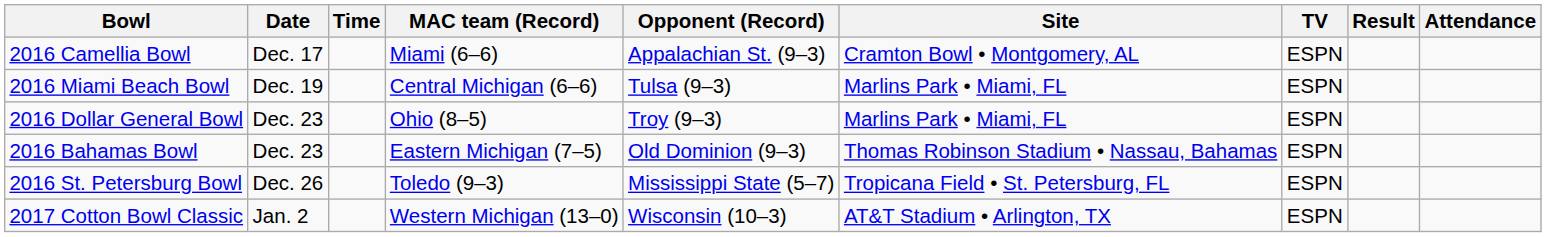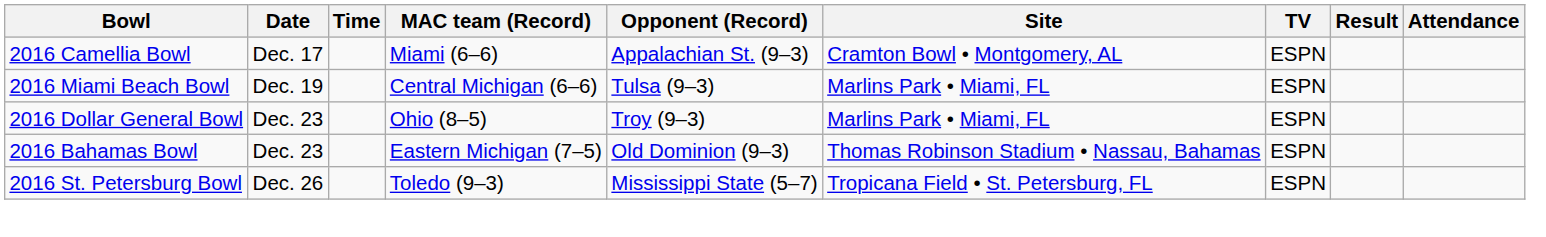- row: (126, 216)
